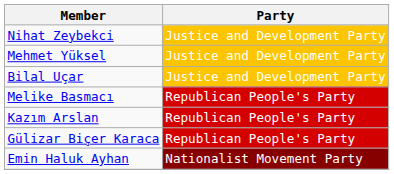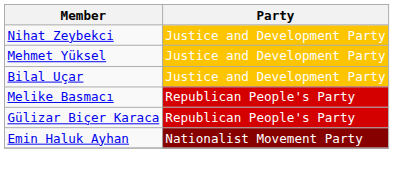- row: (53, 118)
